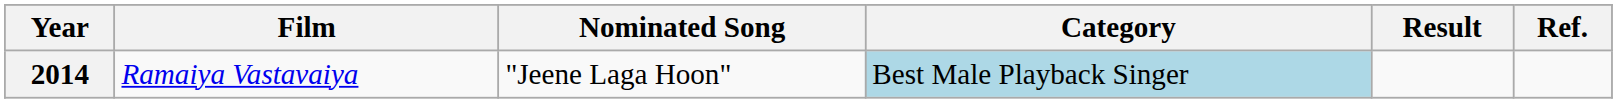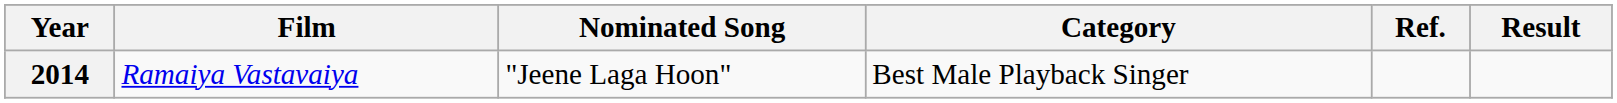columns swapped: (1442, 27) <-> (1563, 27)
(1030, 73) lightblue background -> (1030, 73) no background
